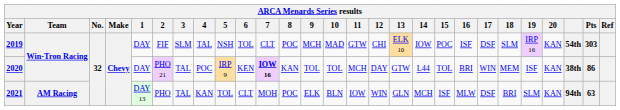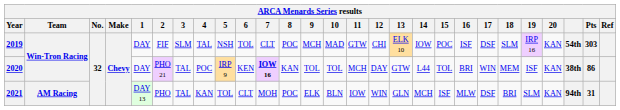(591, 93) 63 -> (591, 93) 31
